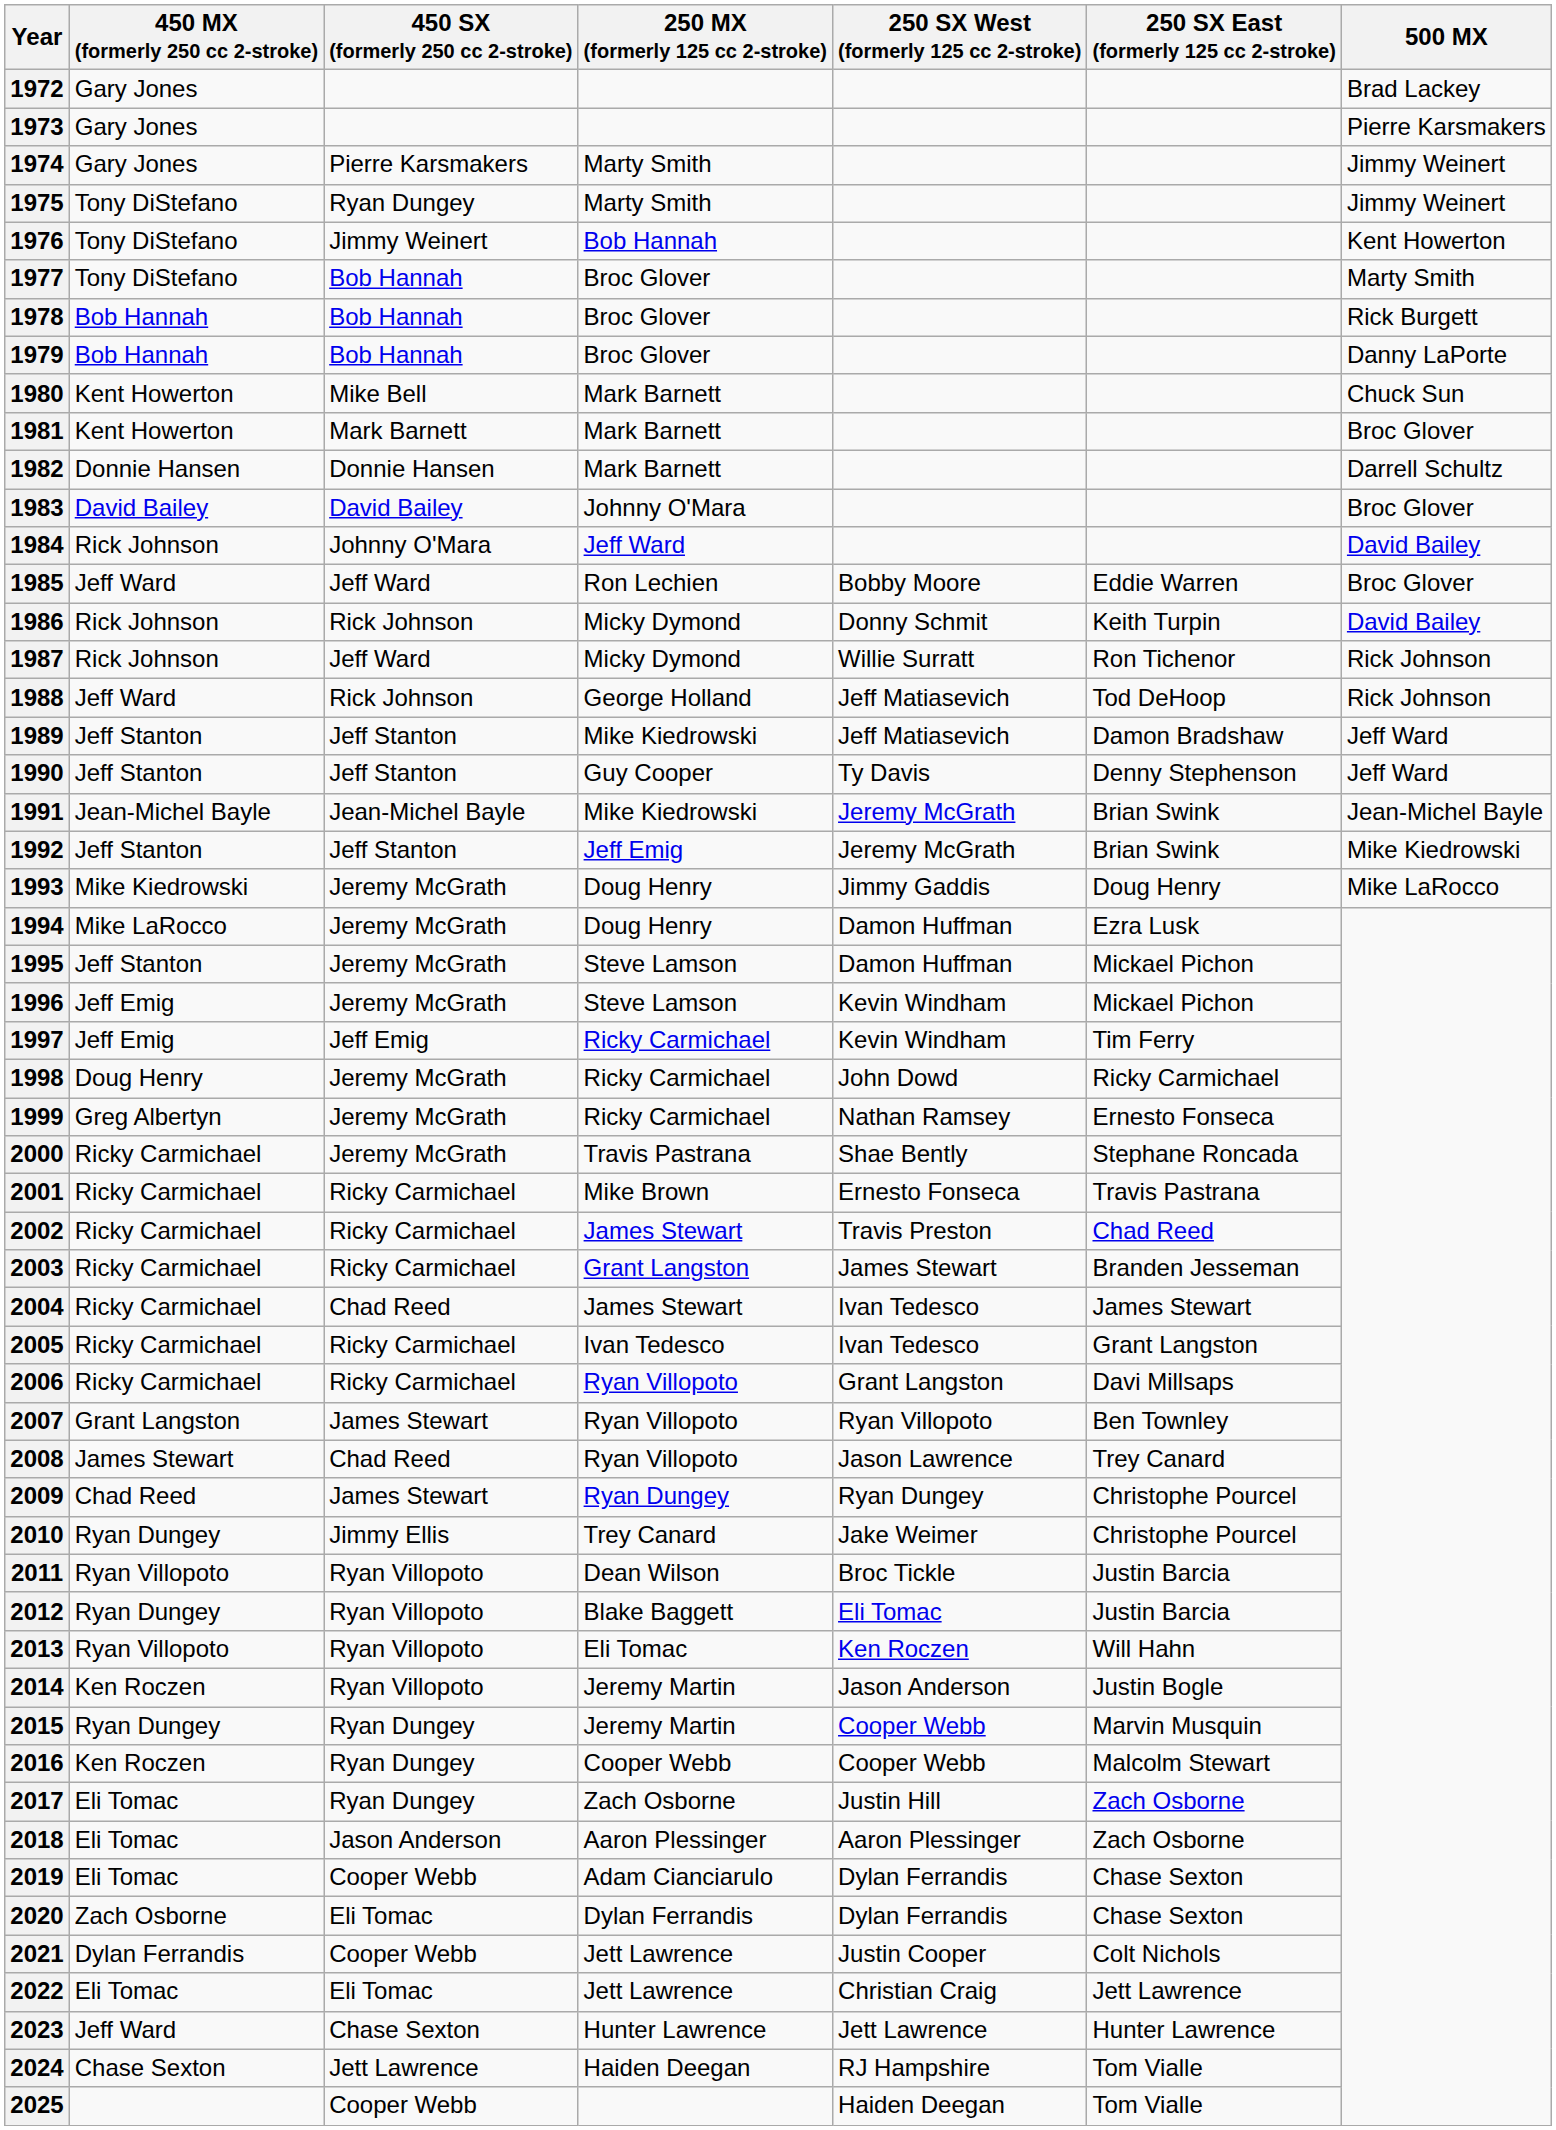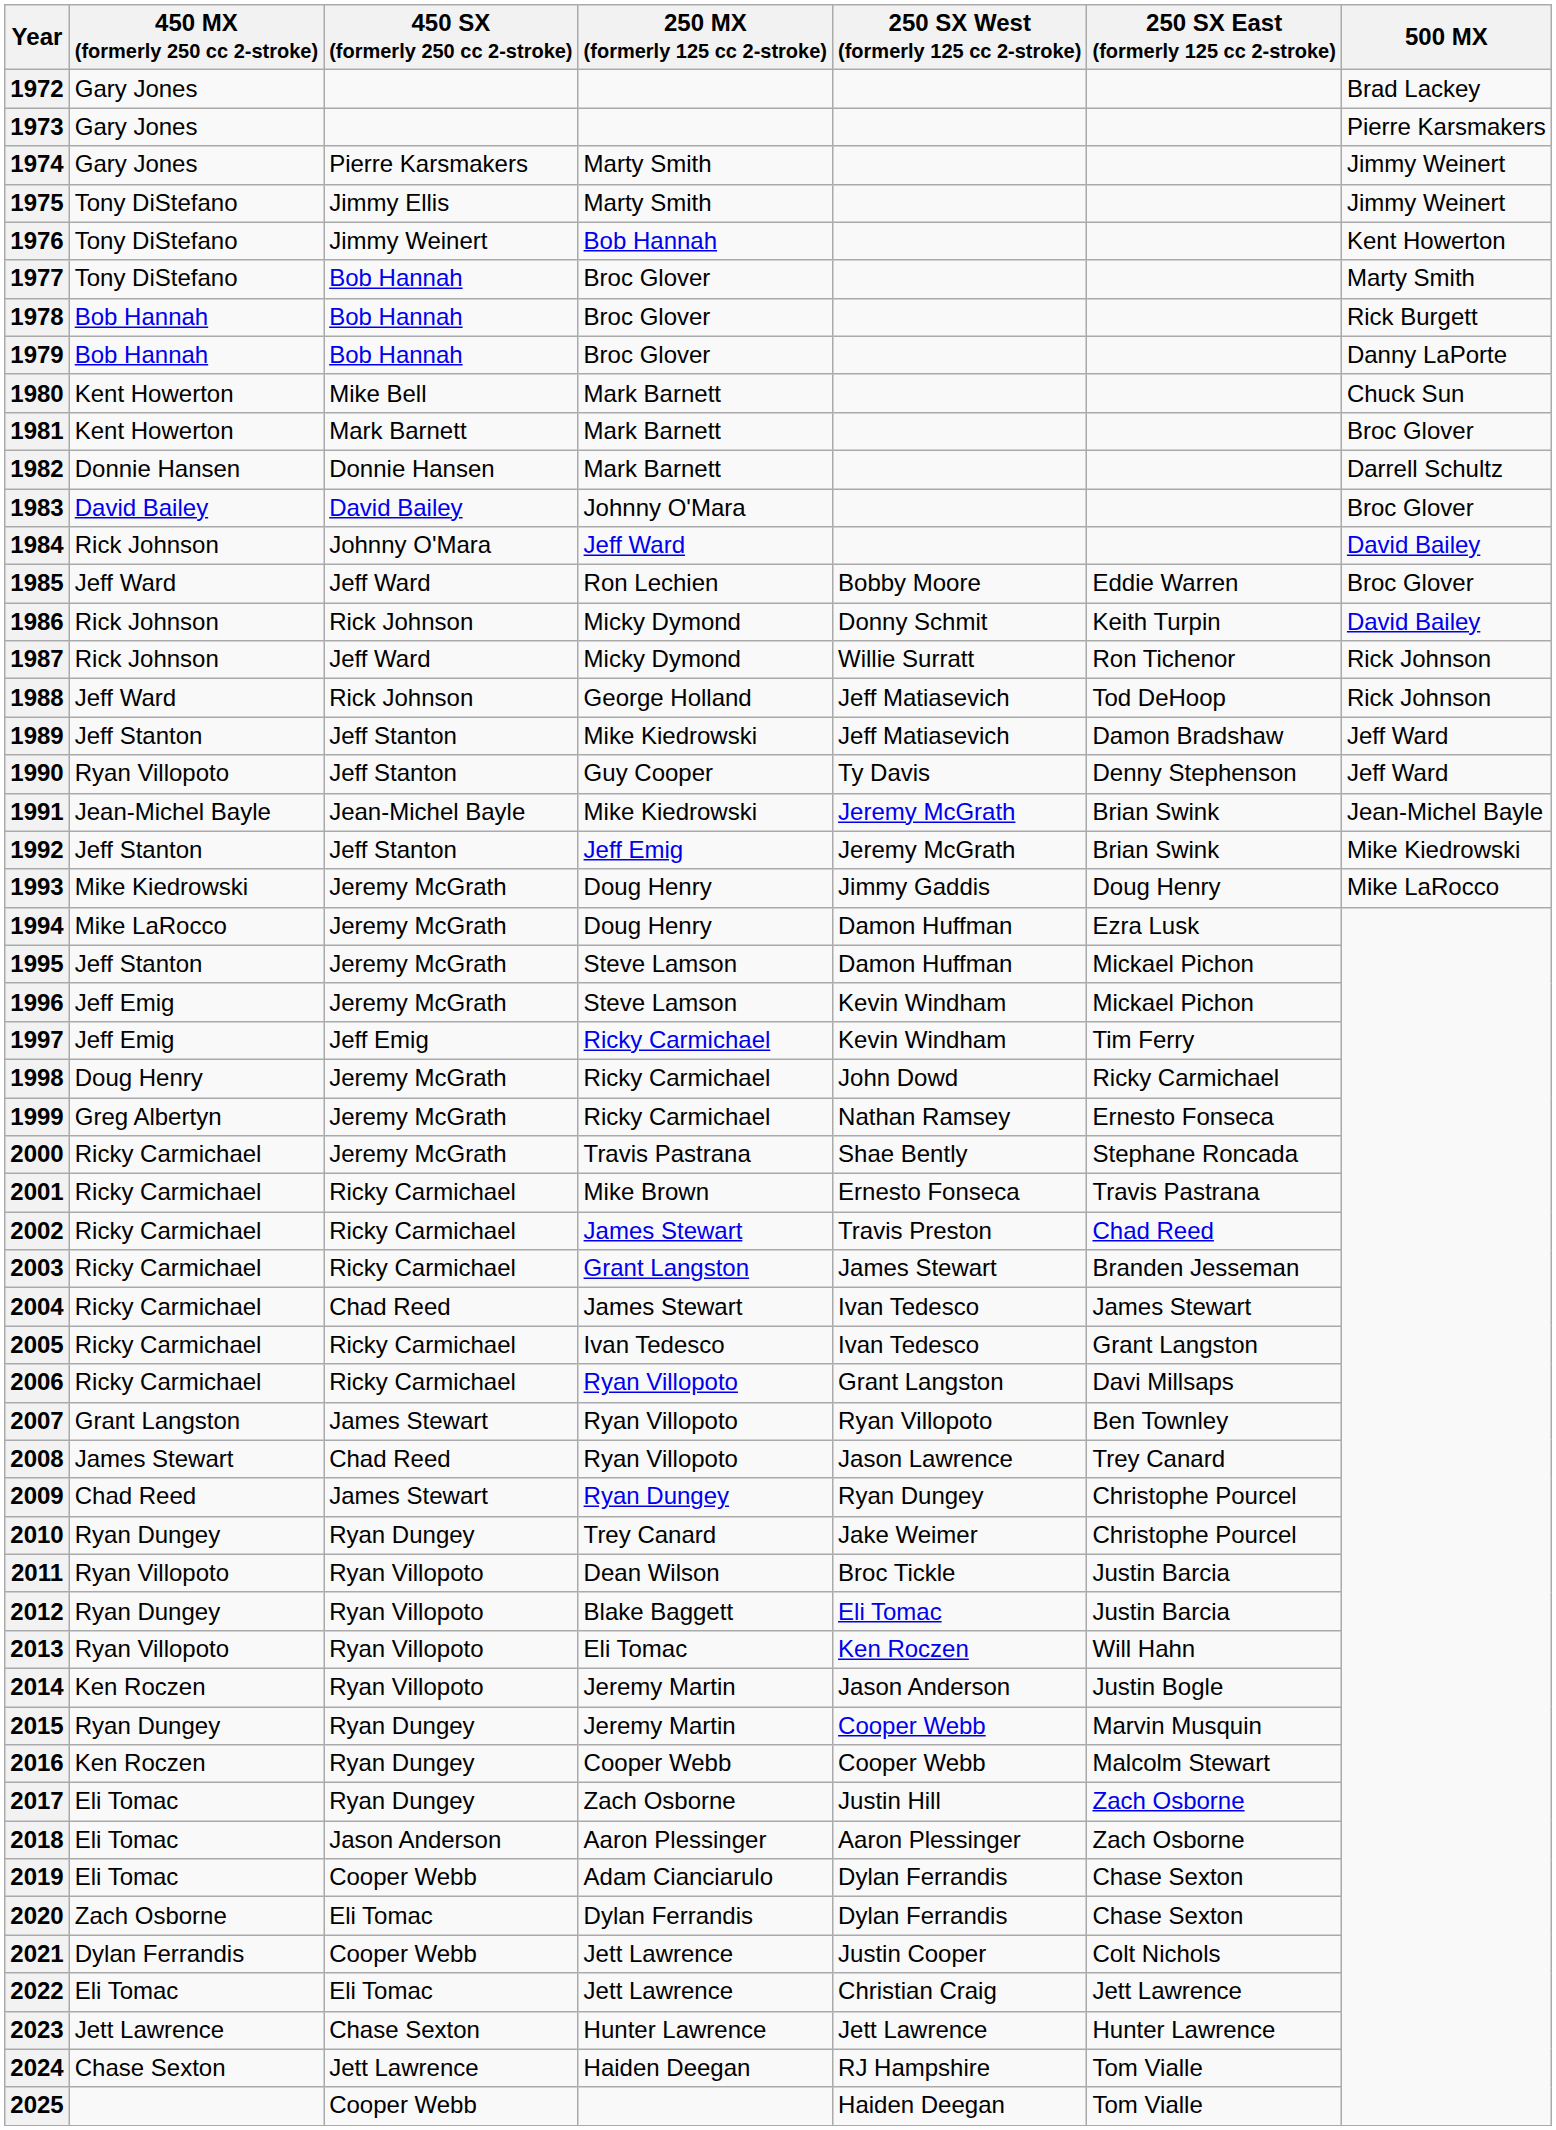(402, 202) Ryan Dungey -> (389, 202) Jimmy Ellis
(139, 773) Jeff Stanton -> (152, 773) Ryan Villopoto
(389, 1534) Jimmy Ellis -> (402, 1534) Ryan Dungey
(125, 2029) Jeff Ward -> (149, 2029) Jett Lawrence
